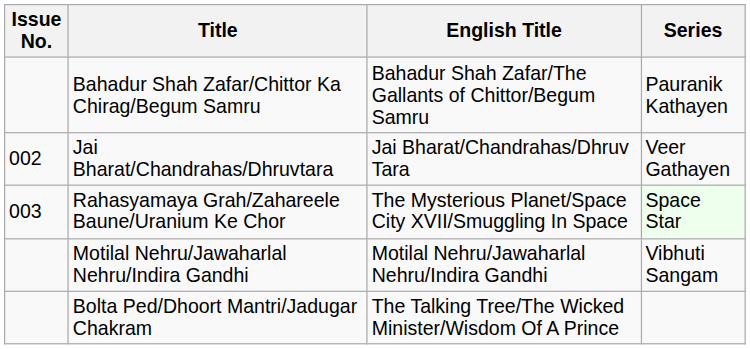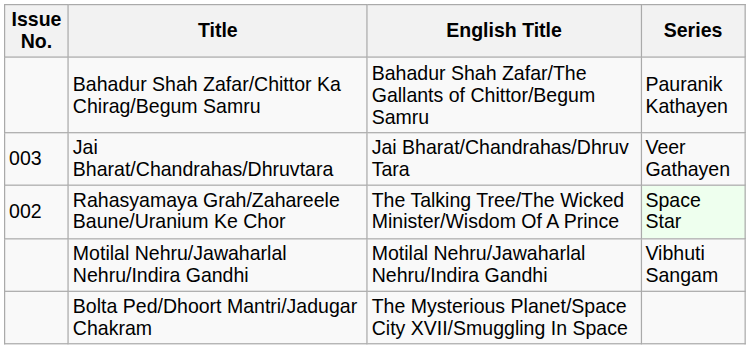(25, 158) 002 -> (25, 158) 003
(25, 211) 003 -> (25, 211) 002
(500, 211) The Mysterious Planet/Space City XVII/Smuggling In Space -> (498, 211) The Talking Tree/The Wicked Minister/Wisdom Of A Prince
(498, 317) The Talking Tree/The Wicked Minister/Wisdom Of A Prince -> (500, 317) The Mysterious Planet/Space City XVII/Smuggling In Space
